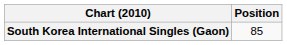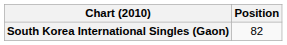(257, 31) 85 -> (257, 31) 82
